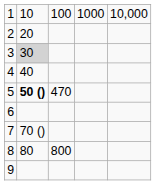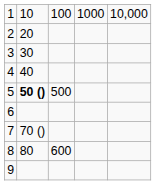(27, 53) lightgrey background -> (27, 53) no background
(61, 92) 470 -> (61, 92) 500
(61, 151) 800 -> (61, 151) 600
